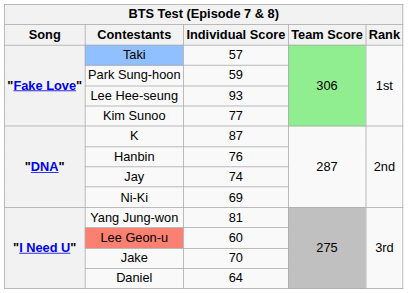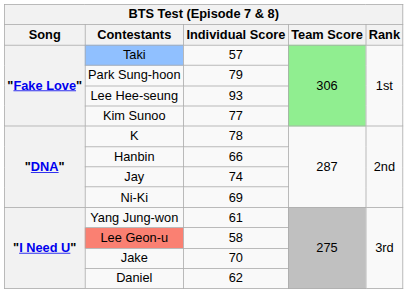(236, 75) 59 -> (236, 75) 79
(236, 136) 87 -> (236, 136) 78
(236, 156) 76 -> (236, 156) 66
(236, 217) 81 -> (236, 217) 61
(236, 237) 60 -> (236, 237) 58
(236, 278) 64 -> (236, 278) 62
